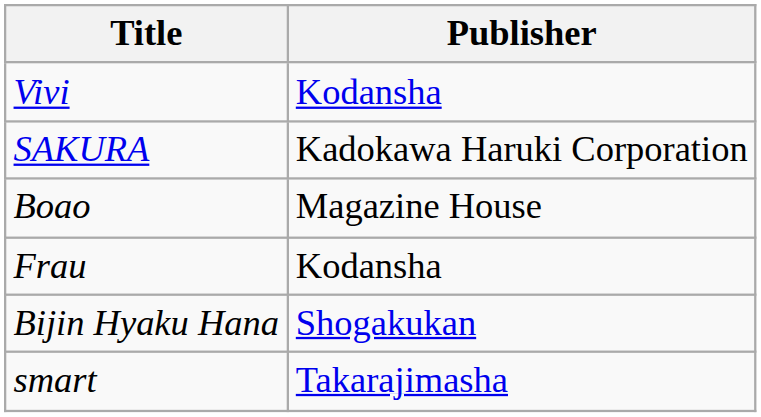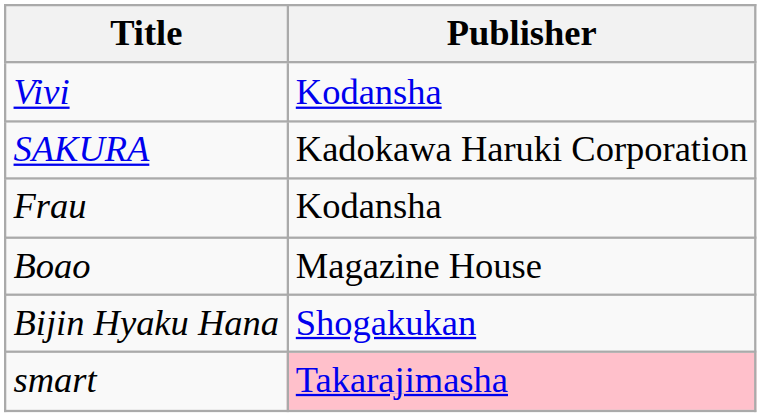rows swapped: (50, 264) <-> (52, 206)
(402, 380) no background -> (402, 380) pink background
